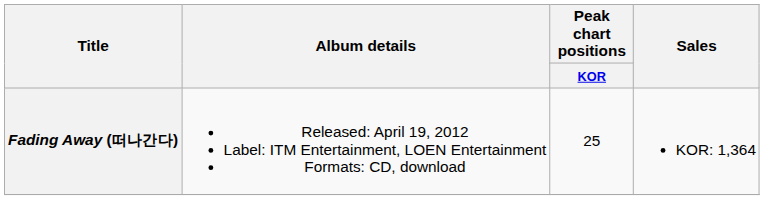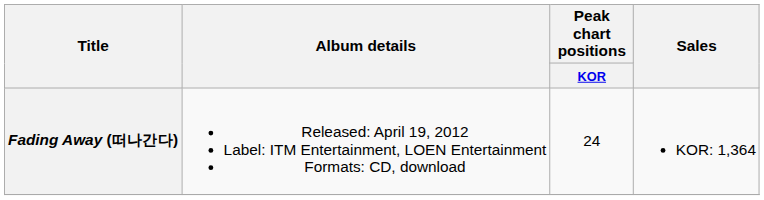(592, 141) 25 -> (592, 141) 24
